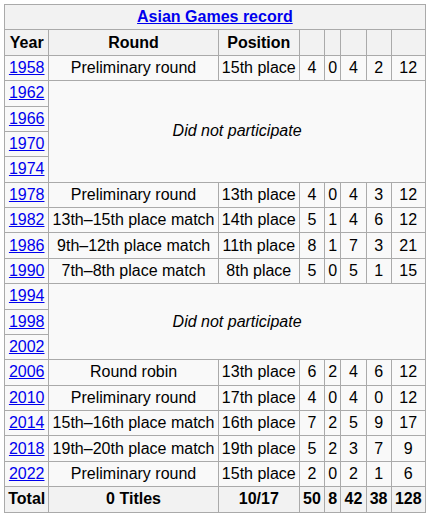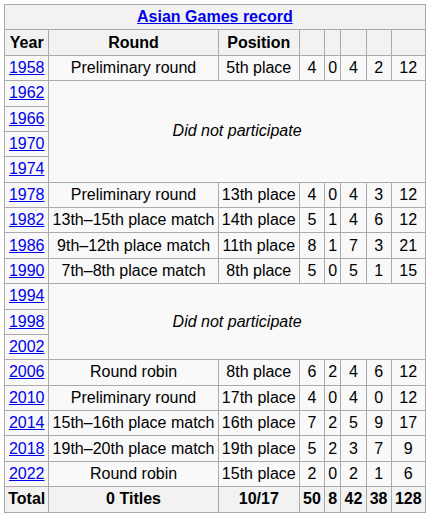(259, 67) 15th place -> (259, 67) 5th place
(259, 372) 13th place -> (259, 372) 8th place
(134, 473) Preliminary round -> (134, 473) Round robin
